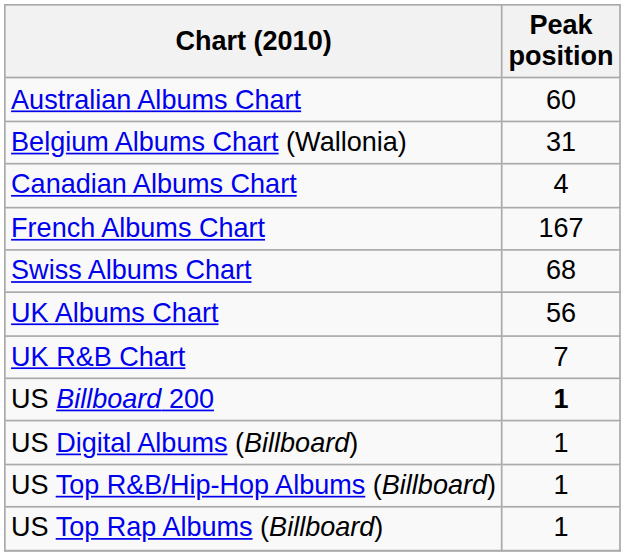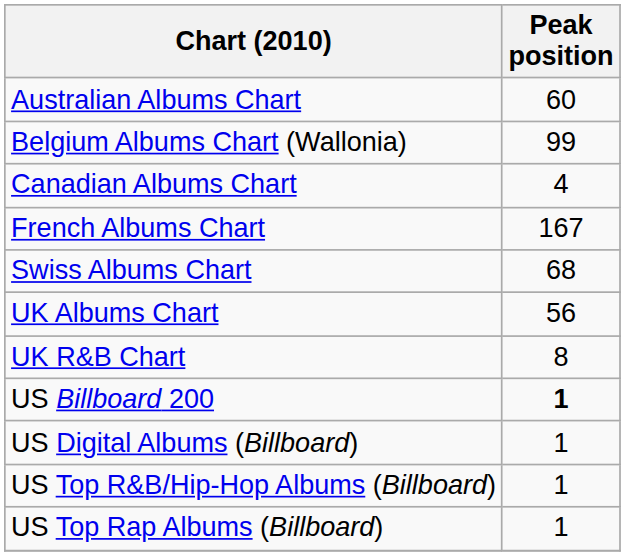(561, 142) 31 -> (561, 142) 99
(561, 356) 7 -> (561, 356) 8
